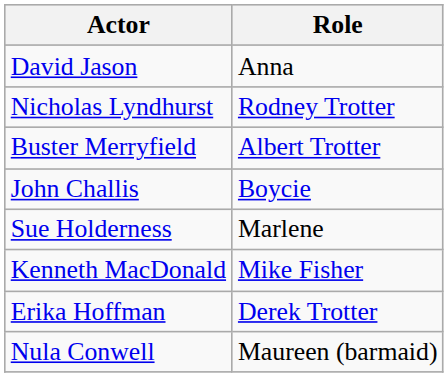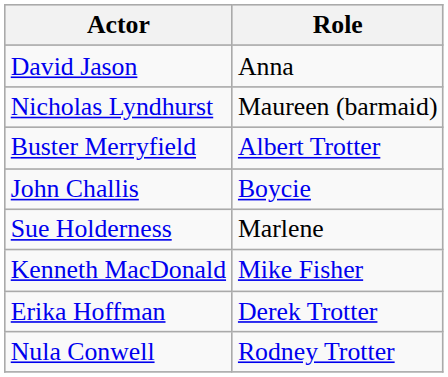(316, 106) Rodney Trotter -> (338, 106) Maureen (barmaid)
(338, 351) Maureen (barmaid) -> (316, 351) Rodney Trotter
